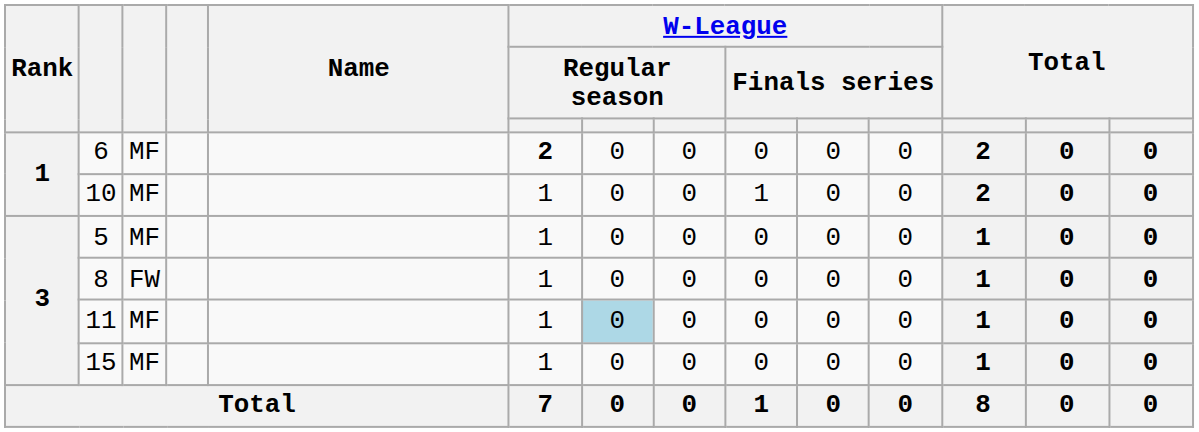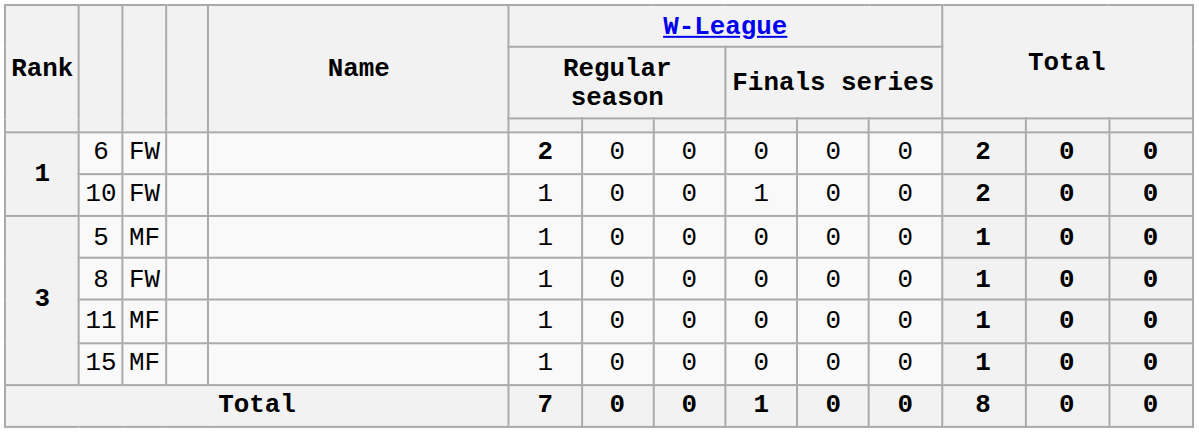(144, 153) MF -> (144, 153) FW
(144, 195) MF -> (144, 195) FW
(617, 321) lightblue background -> (617, 321) no background
